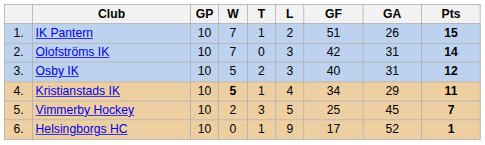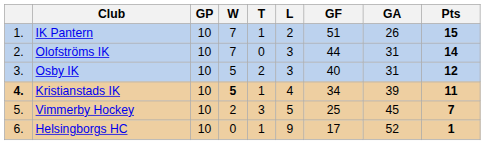(333, 52) 42 -> (333, 52) 44
(19, 91) normal -> (19, 91) bold
(392, 91) 29 -> (392, 91) 39
